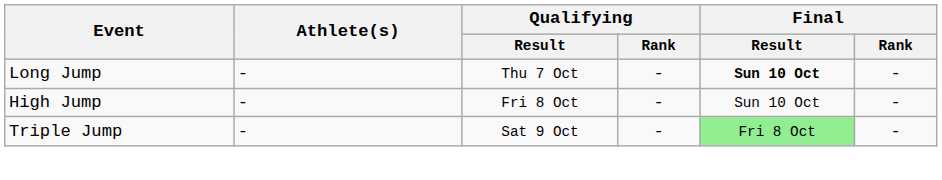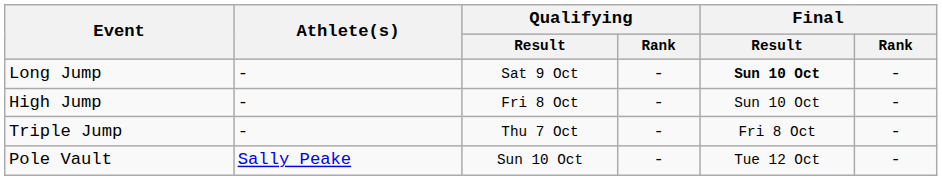(540, 74) Thu 7 Oct -> (540, 74) Sat 9 Oct
(540, 132) Sat 9 Oct -> (540, 132) Thu 7 Oct
(777, 132) lightgreen background -> (777, 132) no background
+ row: (60, 160)
